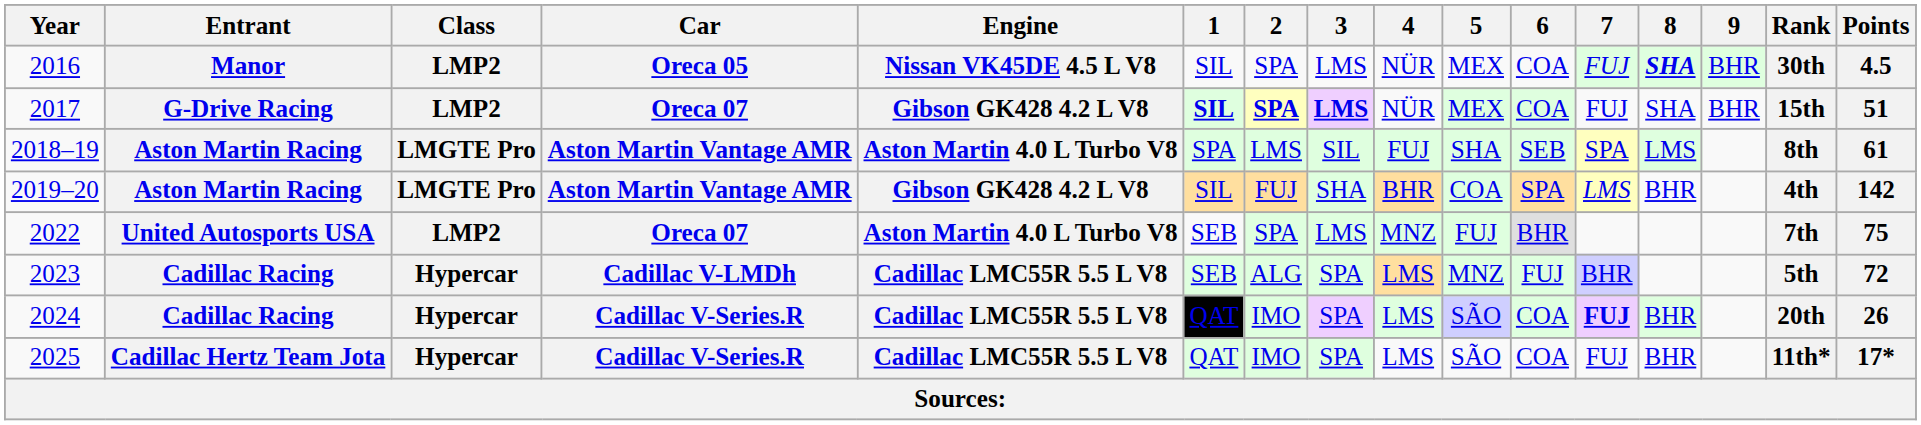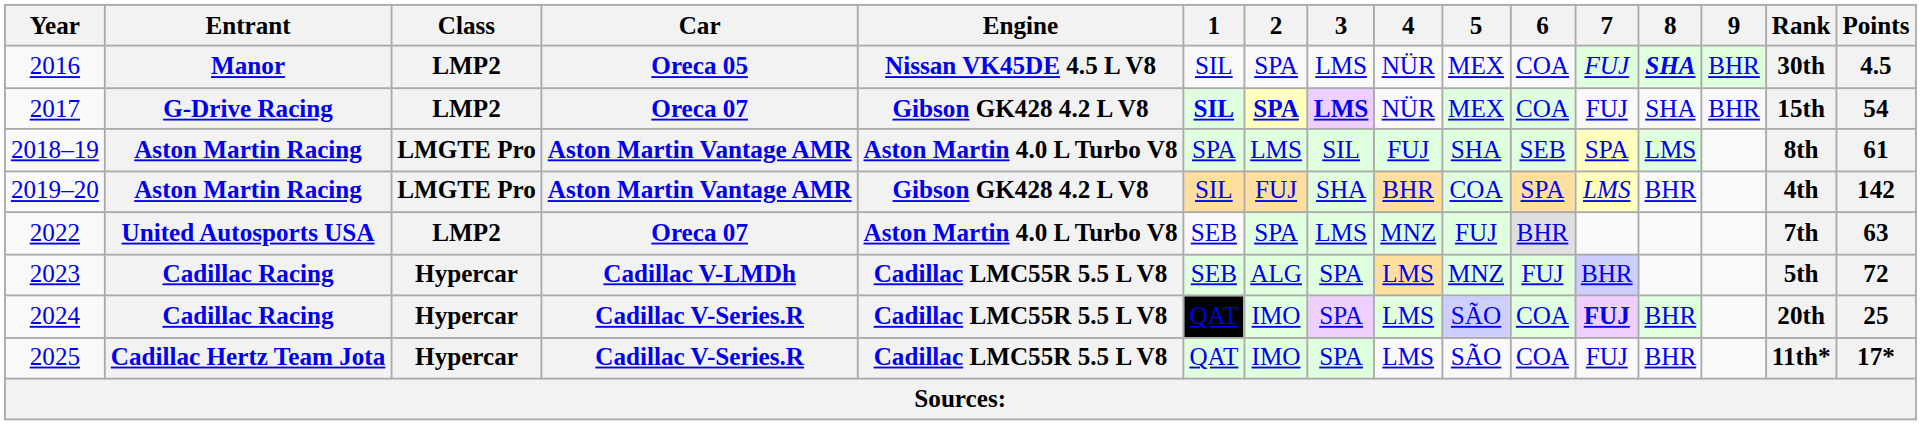(1876, 107) 51 -> (1876, 107) 54
(1876, 232) 75 -> (1876, 232) 63
(1876, 315) 26 -> (1876, 315) 25
